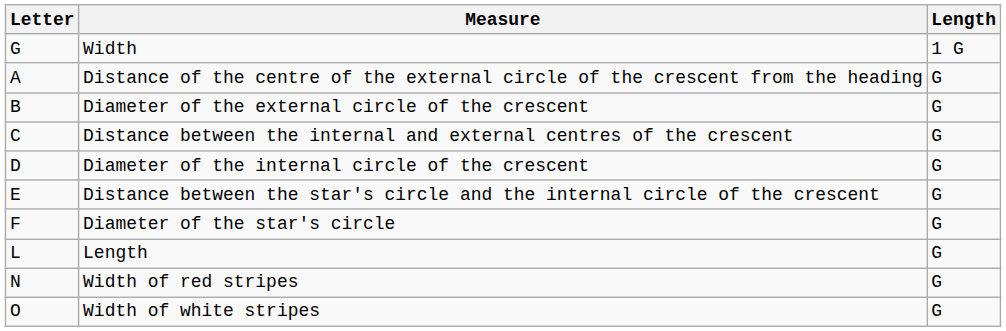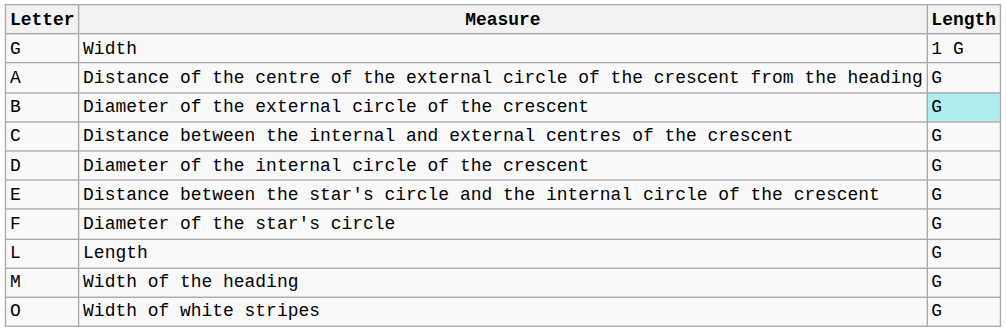(937, 107) no background -> (937, 107) paleturquoise background
+ row: (191, 282)
- row: (191, 282)
